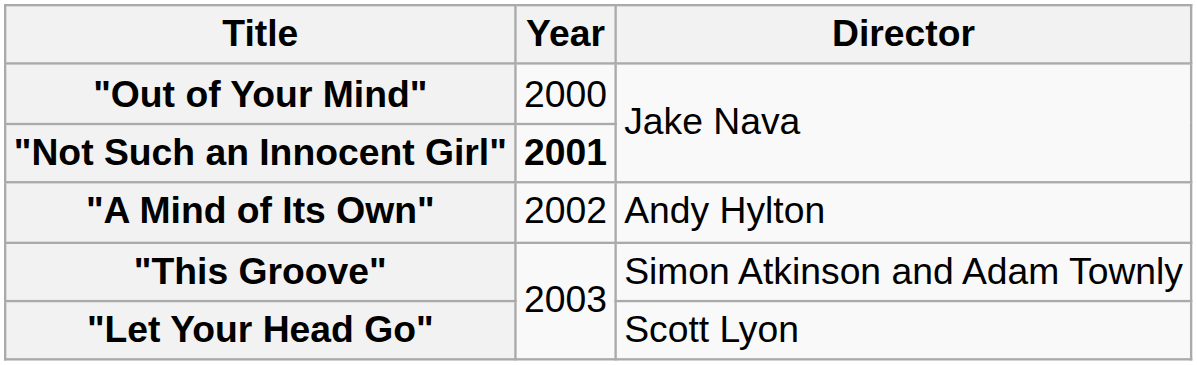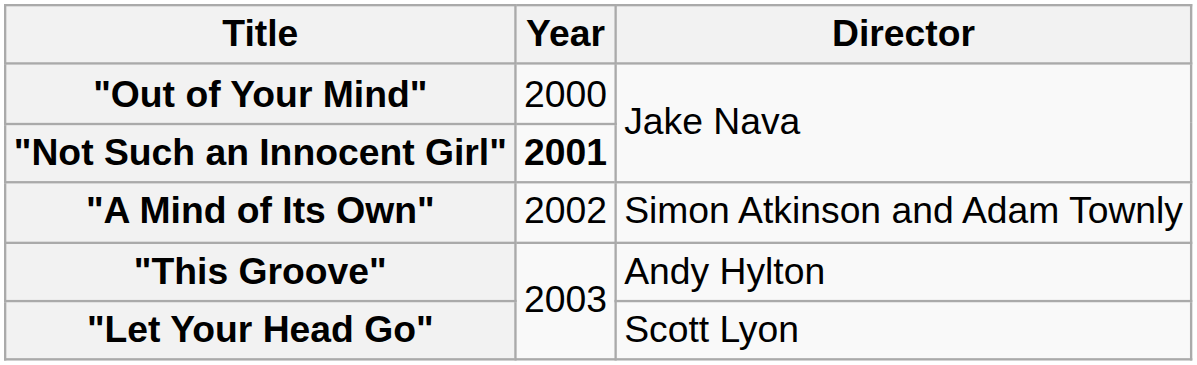(725, 211) Andy Hylton -> (904, 211) Simon Atkinson and Adam Townly
(904, 270) Simon Atkinson and Adam Townly -> (725, 270) Andy Hylton
